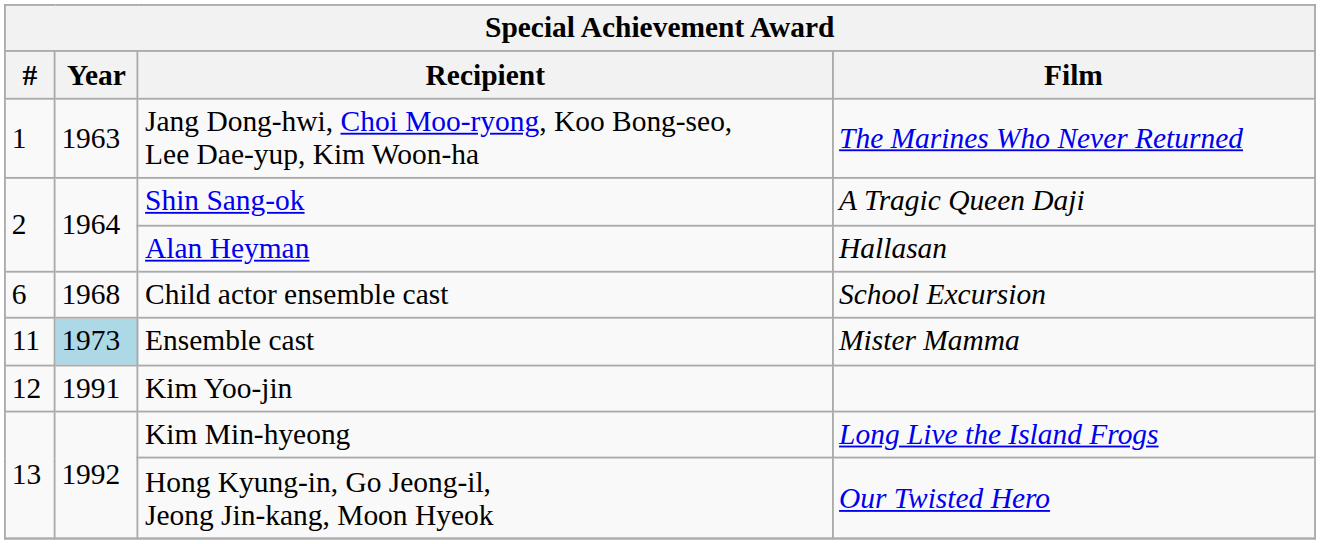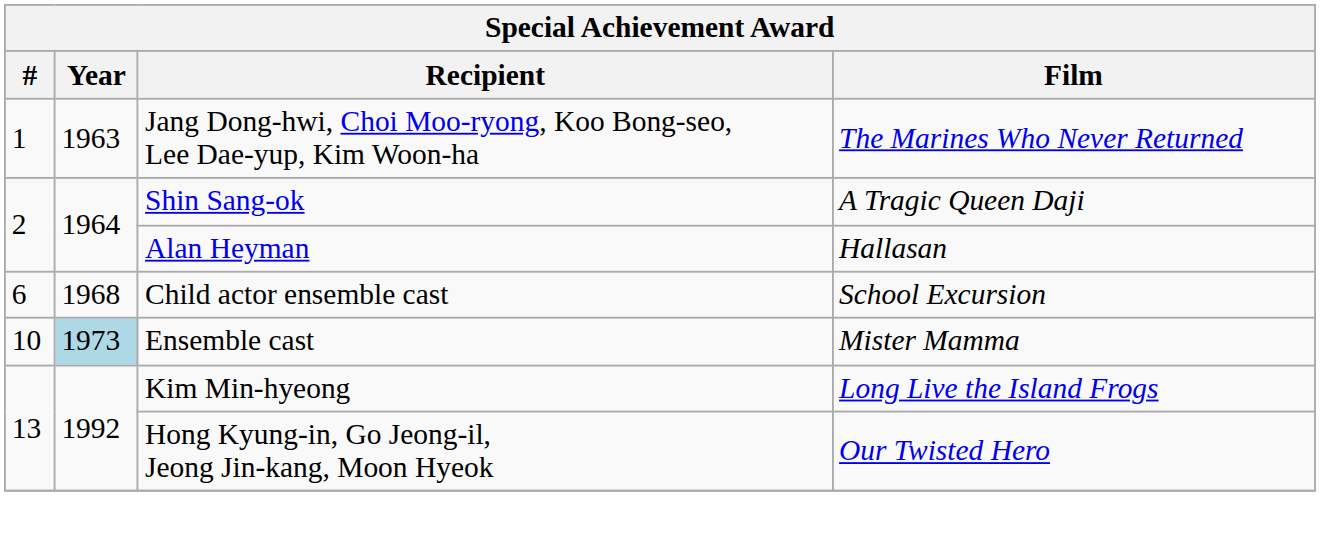(26, 341) 11 -> (26, 341) 10
- row: (219, 387)
